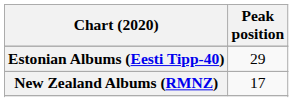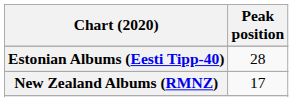(258, 58) 29 -> (258, 58) 28
